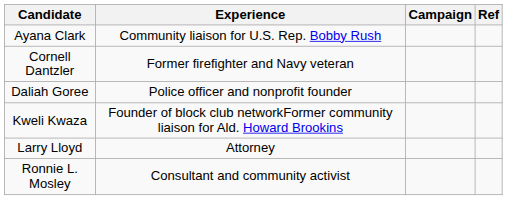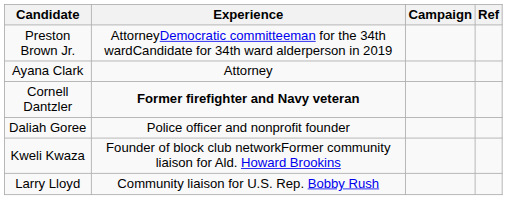+ row: (48, 43)
(250, 35) Community liaison for U.S. Rep. Bobby Rush -> (248, 71) Attorney
(250, 63) normal -> (248, 99) bold
(250, 148) Attorney -> (248, 184) Community liaison for U.S. Rep. Bobby Rush
- row: (50, 176)
